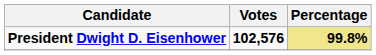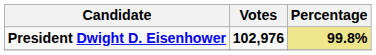(258, 38) 102,576 -> (258, 38) 102,976
